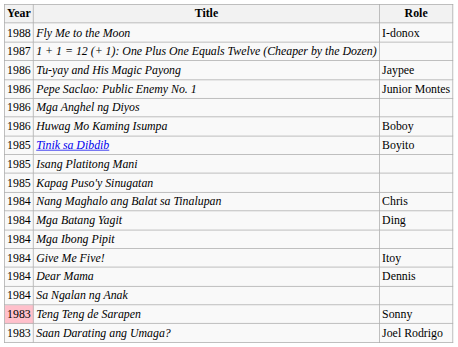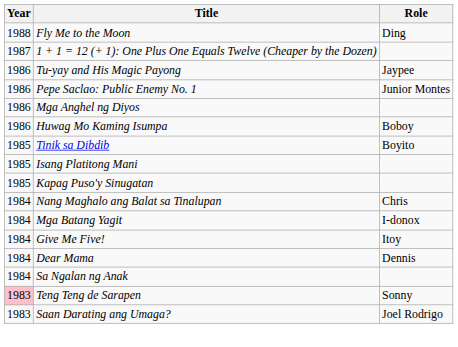(401, 32) I-donox -> (394, 32) Ding
(394, 220) Ding -> (401, 220) I-donox
- row: (75, 239)
